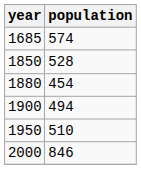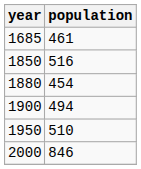(61, 39) 574 -> (61, 39) 461
(61, 62) 528 -> (61, 62) 516
